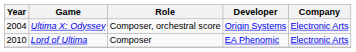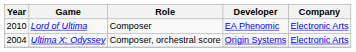rows swapped: (68, 26) <-> (59, 41)
